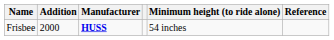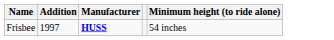- column: (306, 12)
(50, 27) 2000 -> (50, 27) 1997
